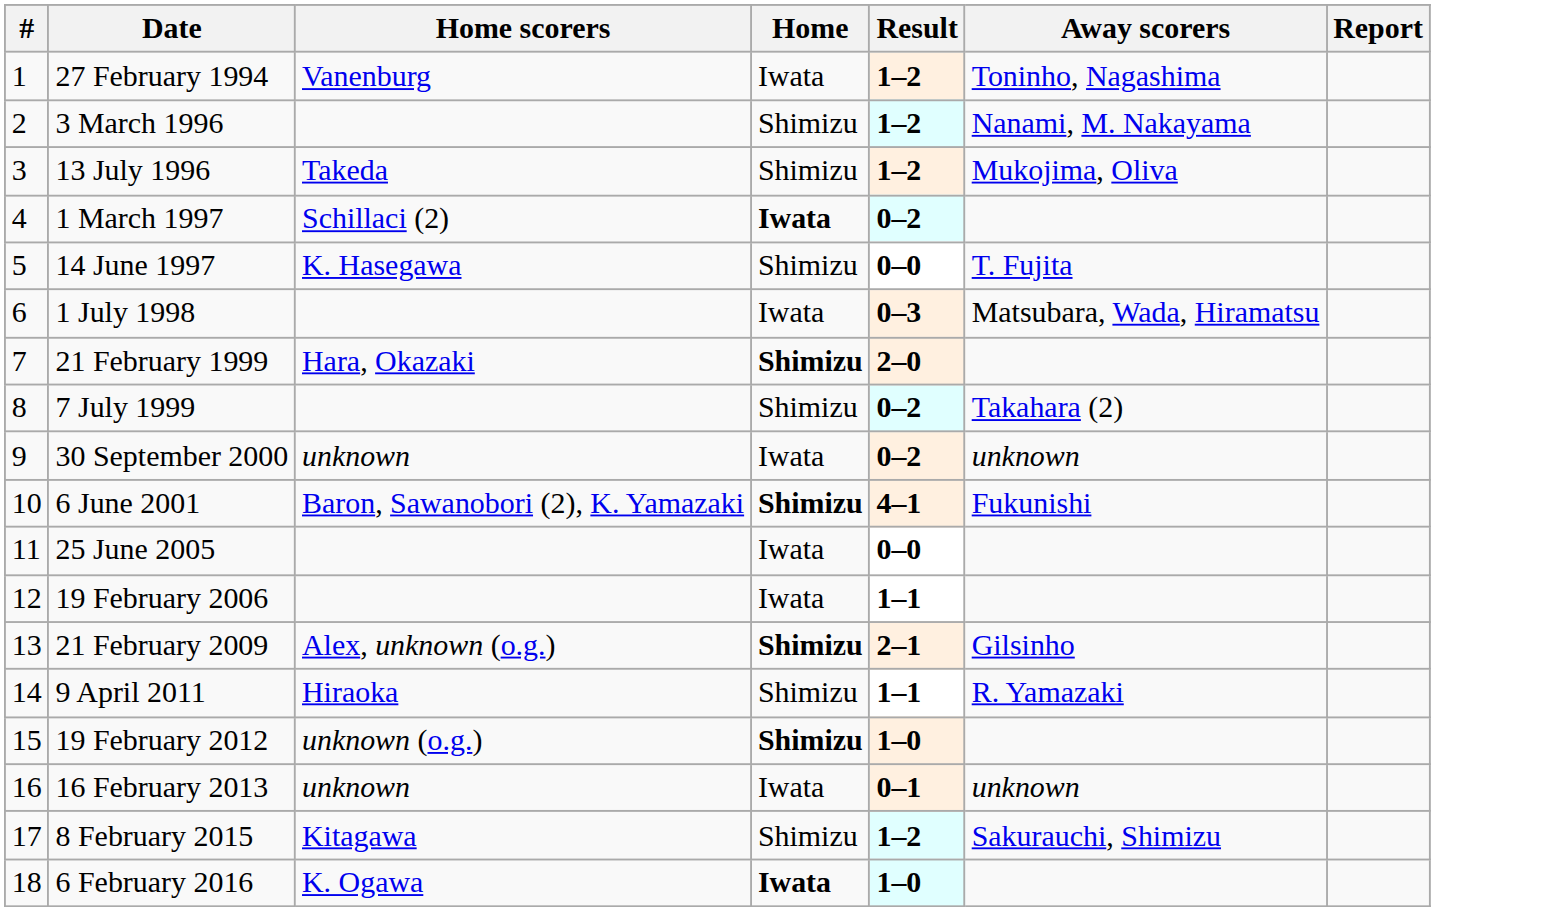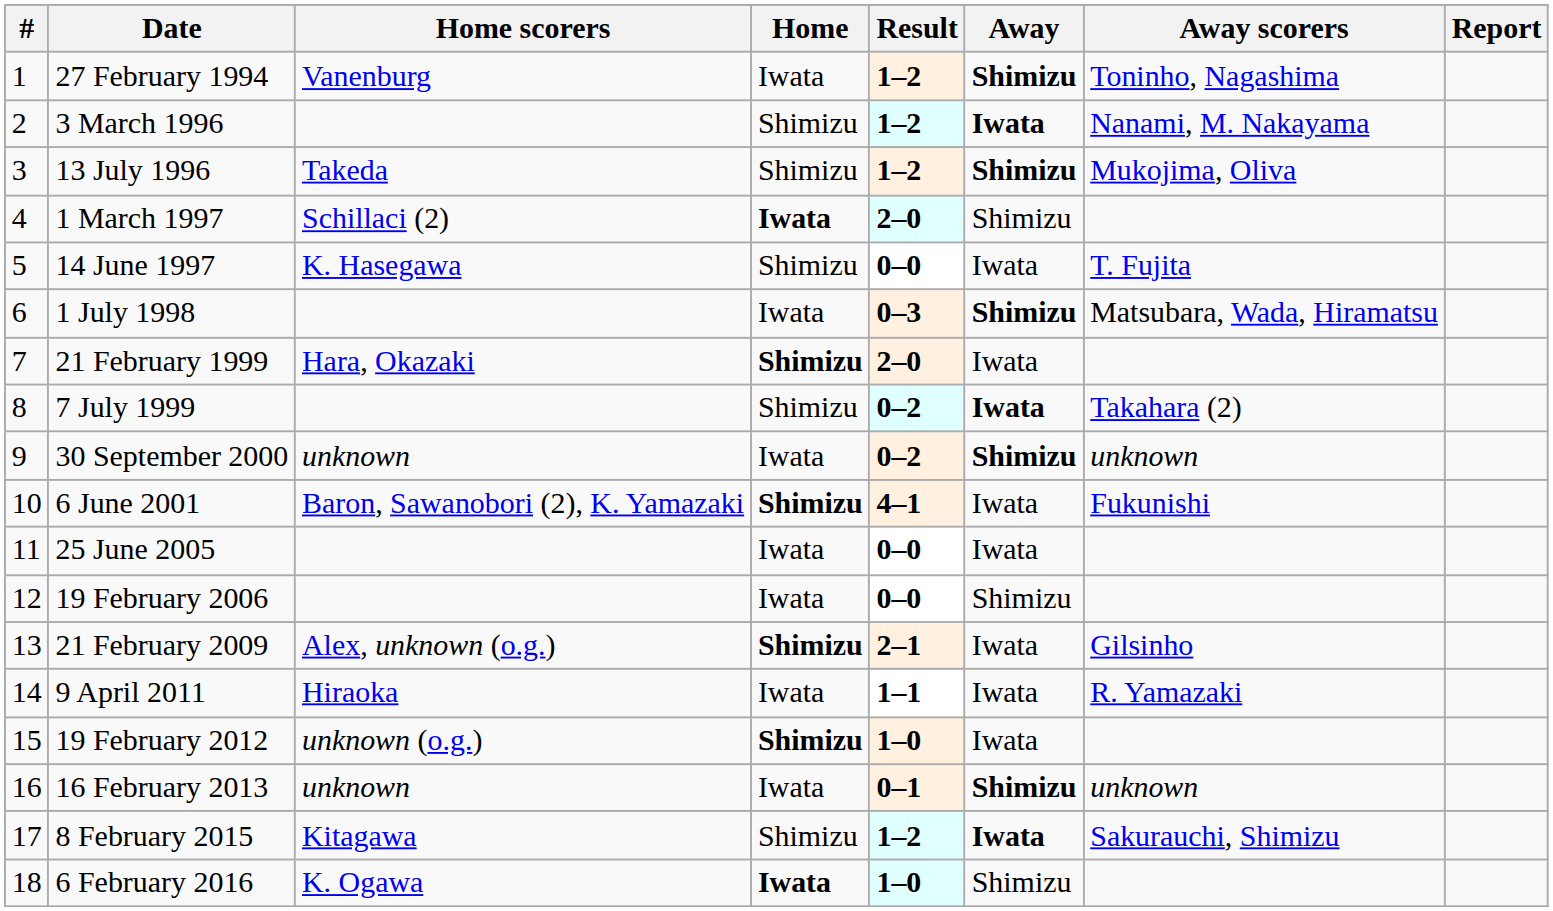+ column: (1024, 28)
(899, 218) 0–2 -> (899, 218) 2–0
(899, 597) 1–1 -> (899, 597) 0–0
(808, 692) Shimizu -> (791, 692) Iwata
